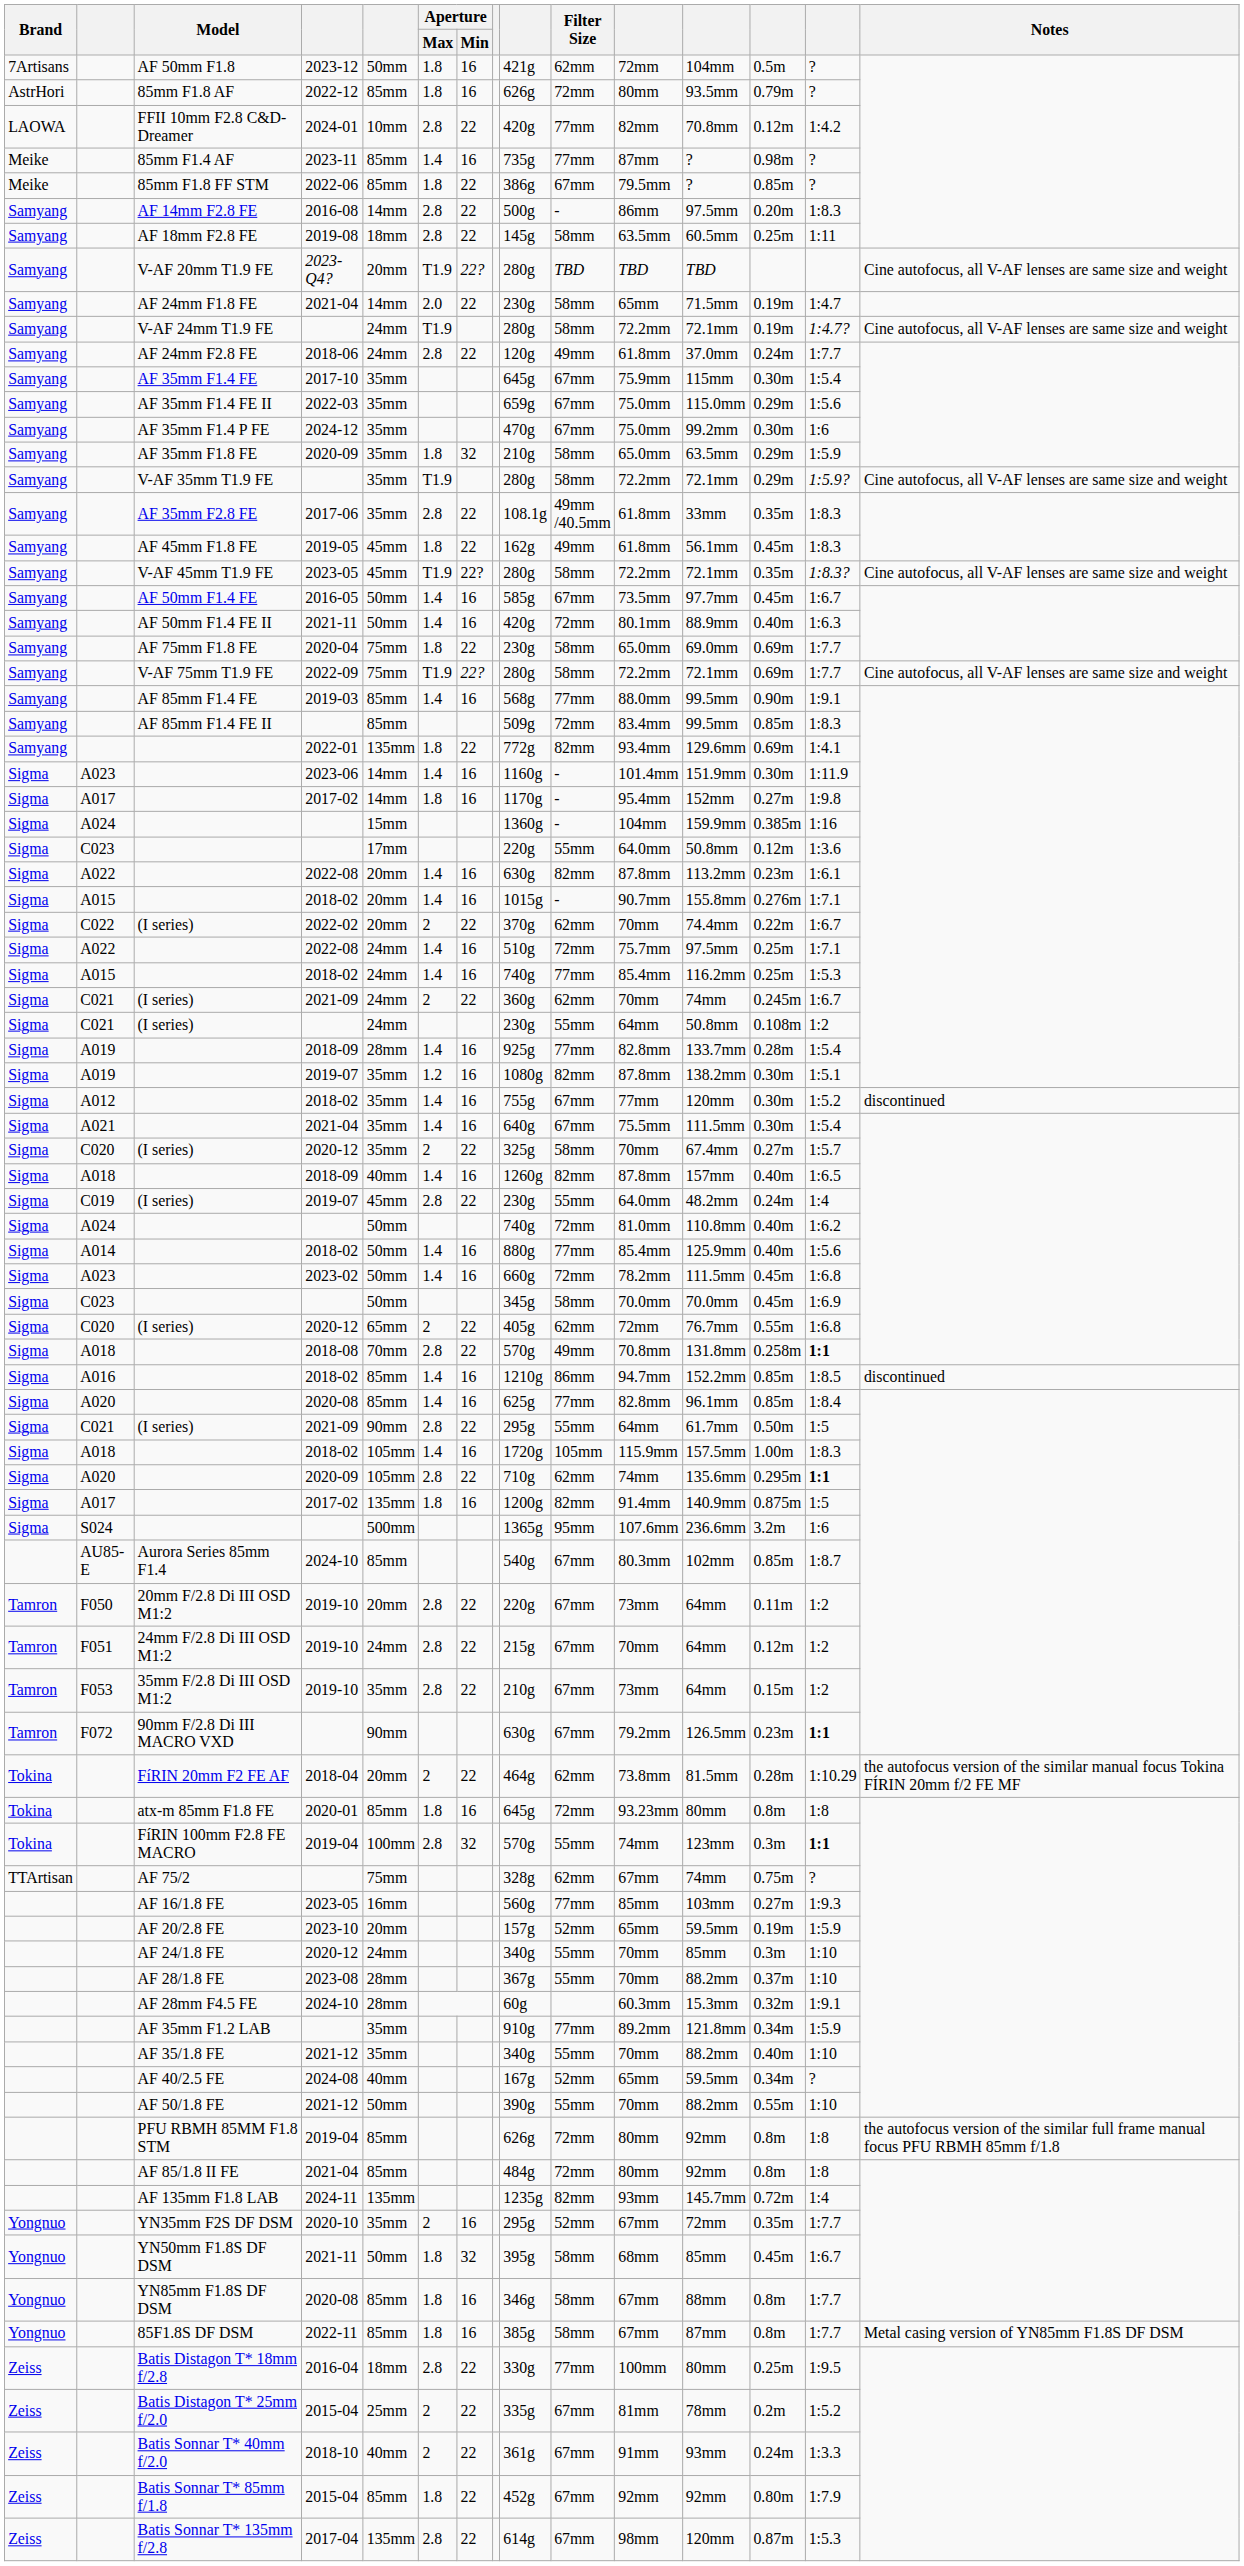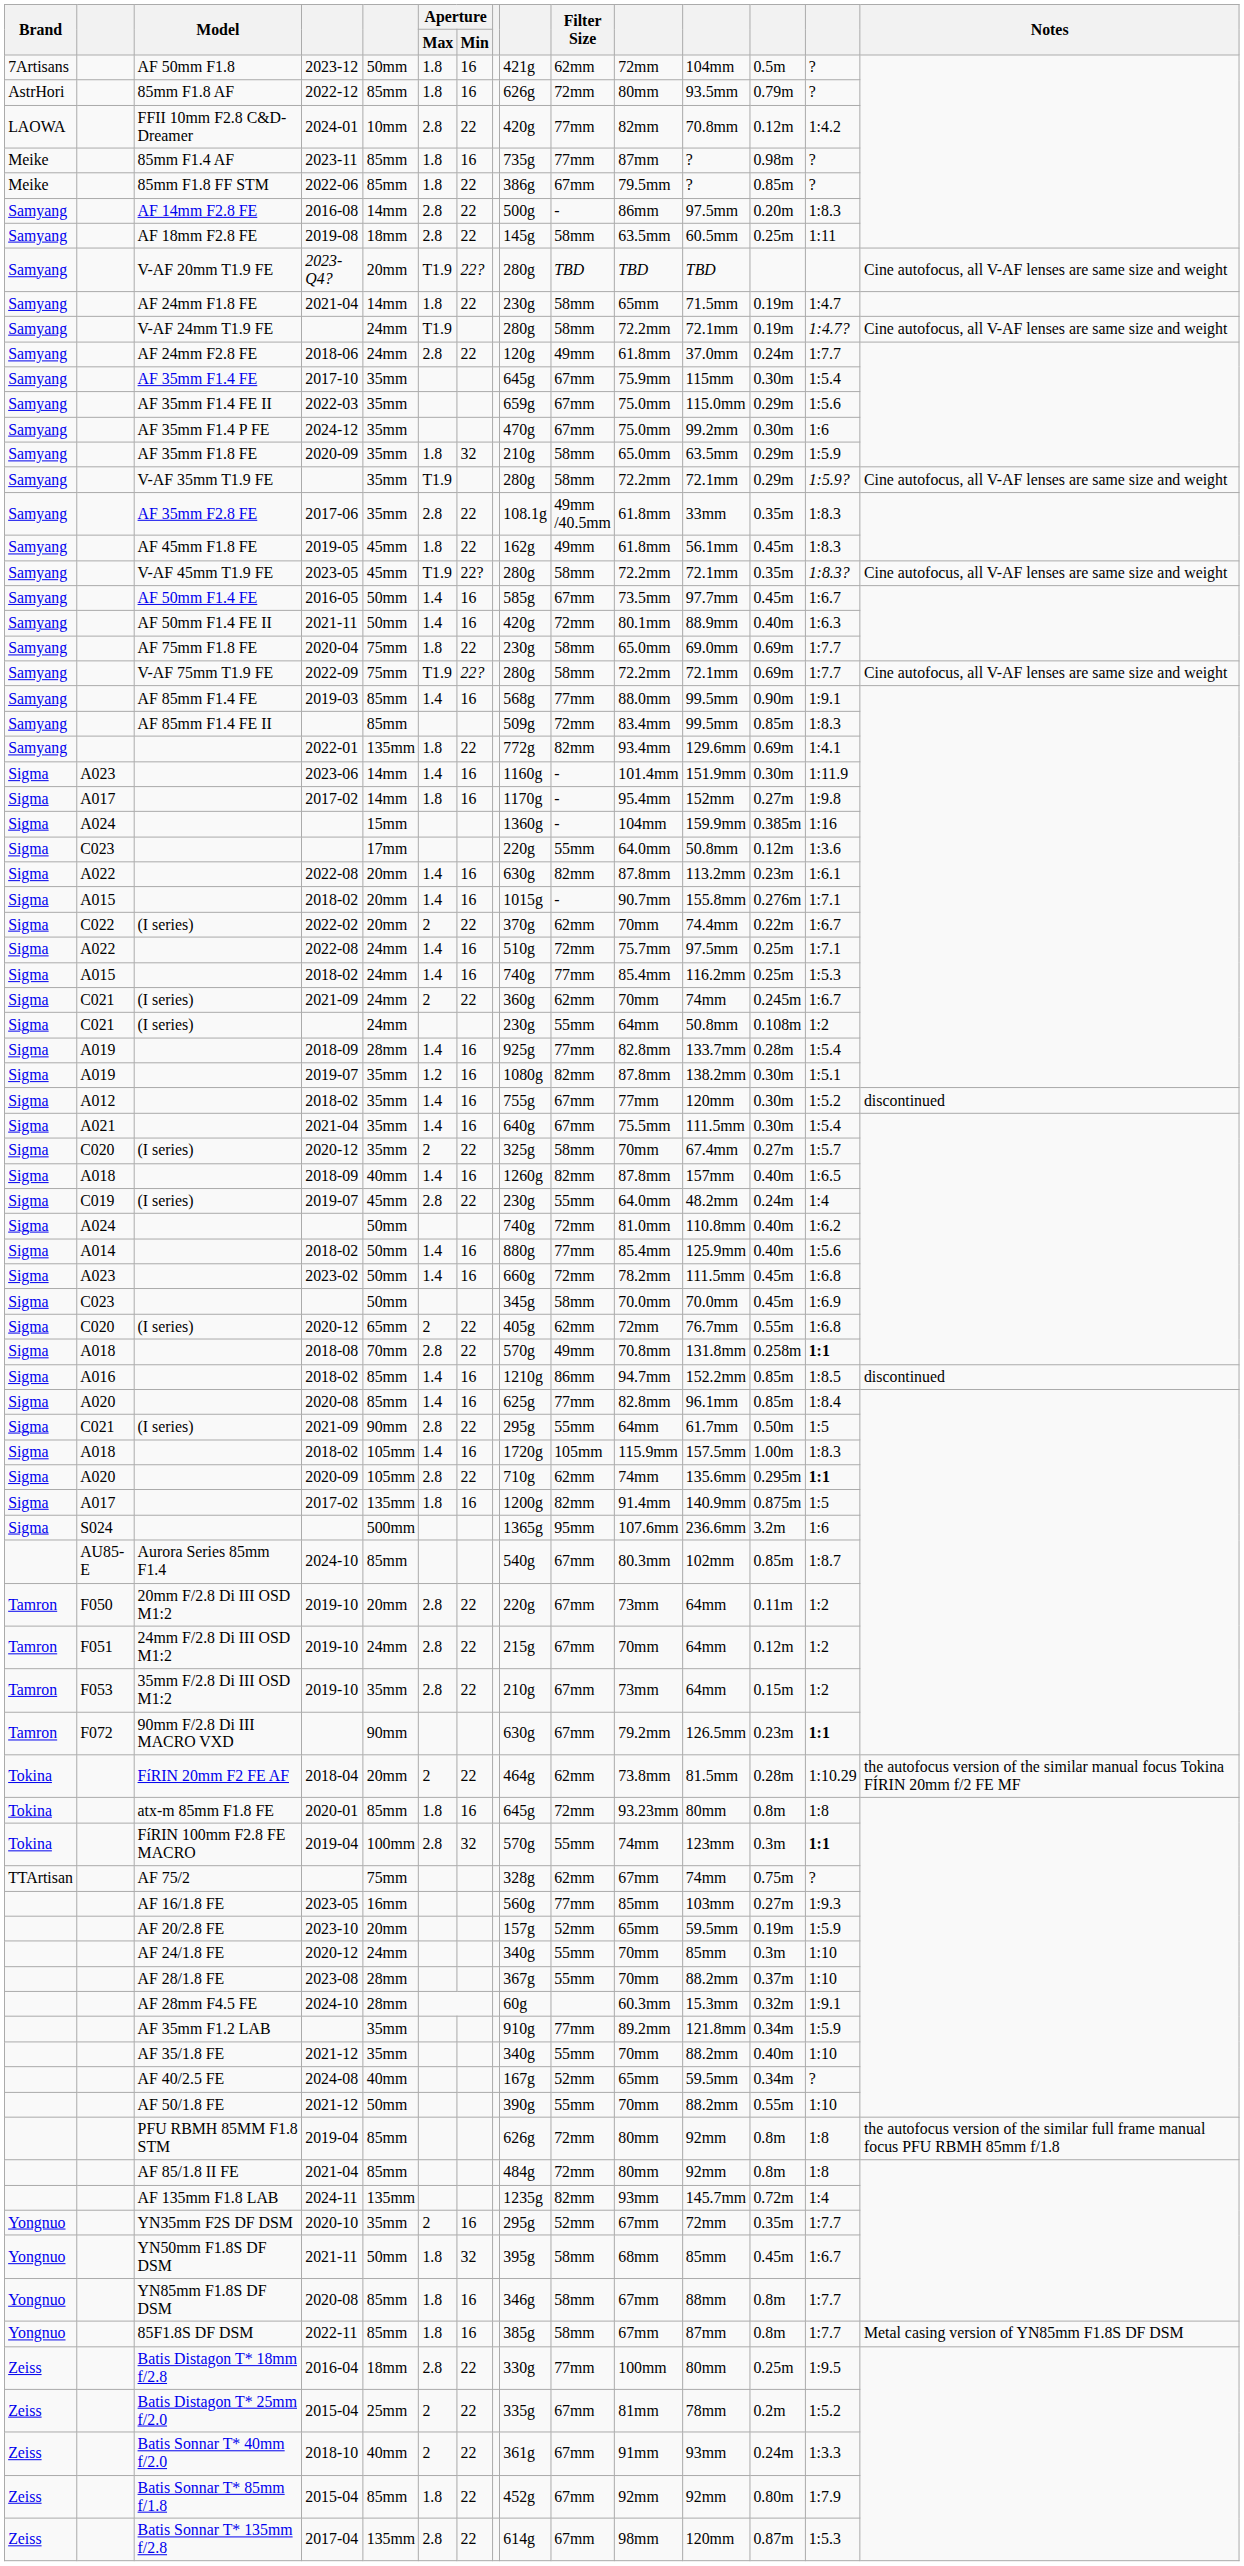(432, 160) 1.4 -> (432, 160) 1.8
(432, 303) 2.0 -> (432, 303) 1.8
